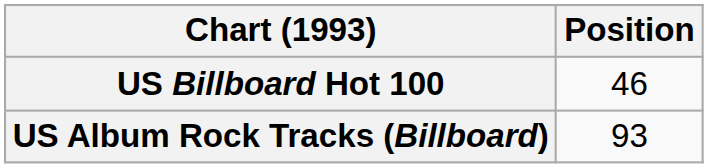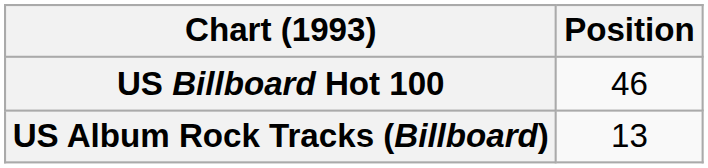(629, 135) 93 -> (629, 135) 13
